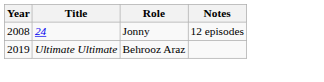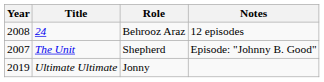(136, 31) Jonny -> (154, 31) Behrooz Araz
+ row: (55, 49)
(154, 49) Behrooz Araz -> (136, 67) Jonny
